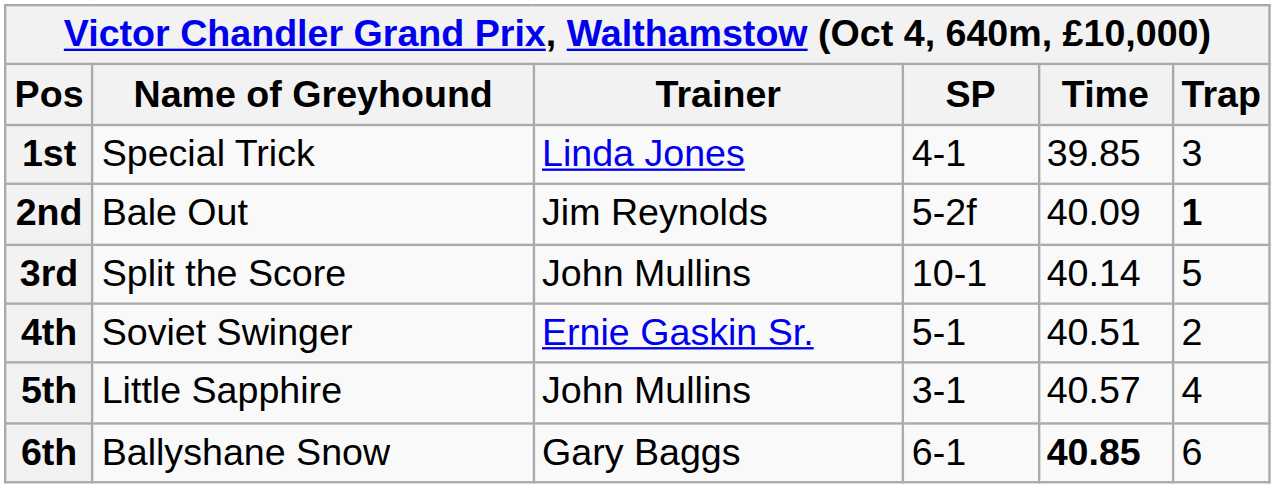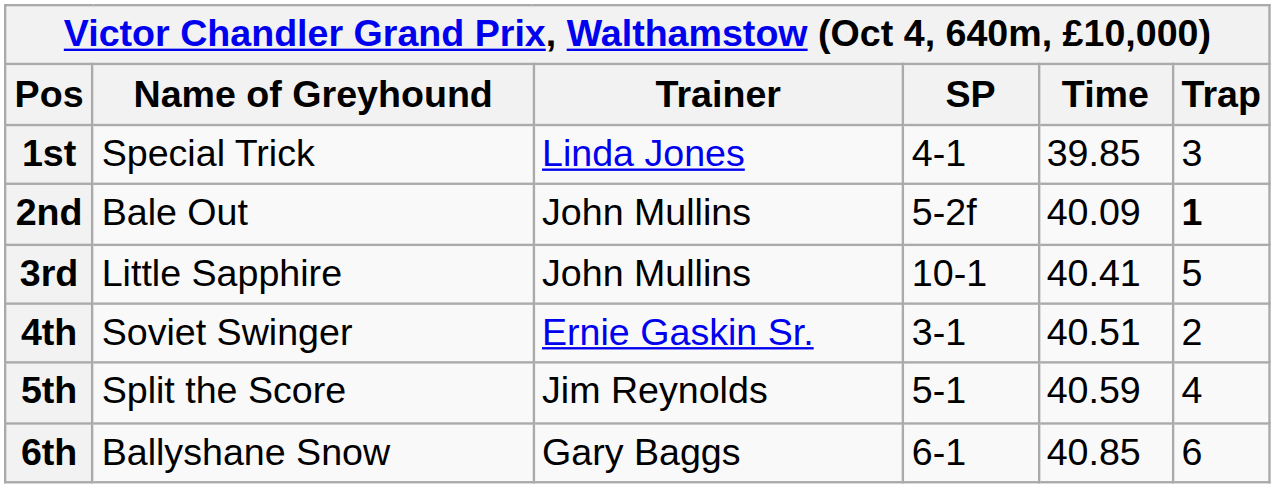(655, 213) Jim Reynolds -> (647, 213) John Mullins
(224, 272) Split the Score -> (222, 272) Little Sapphire
(1094, 272) 40.14 -> (1094, 272) 40.41
(939, 332) 5-1 -> (939, 332) 3-1
(222, 392) Little Sapphire -> (224, 392) Split the Score
(647, 392) John Mullins -> (655, 392) Jim Reynolds
(939, 392) 3-1 -> (939, 392) 5-1
(1094, 392) 40.57 -> (1094, 392) 40.59
(1094, 451) bold -> (1094, 451) normal
